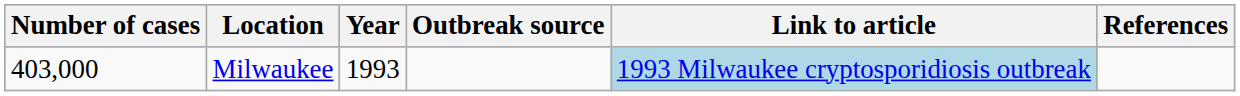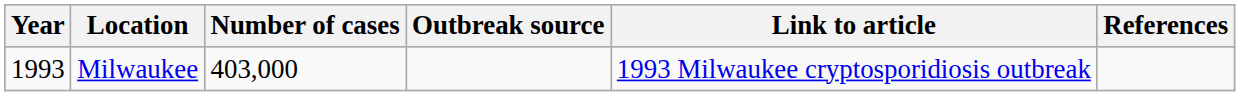columns swapped: (373, 25) <-> (106, 25)
(854, 68) lightblue background -> (854, 68) no background
